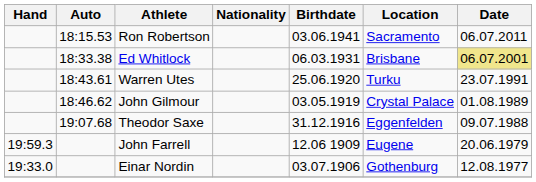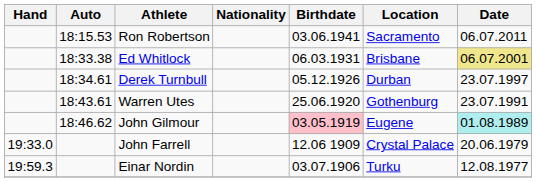+ row: (163, 79)
(383, 79) Turku -> (402, 101) Gothenburg
(326, 101) no background -> (326, 123) pink background
(410, 101) Crystal Palace -> (390, 123) Eugene
(494, 101) no background -> (494, 123) paleturquoise background
- row: (161, 123)
(30, 144) 19:59.3 -> (30, 144) 19:33.0
(390, 144) Eugene -> (410, 144) Crystal Palace
(30, 166) 19:33.0 -> (30, 166) 19:59.3
(402, 166) Gothenburg -> (383, 166) Turku
